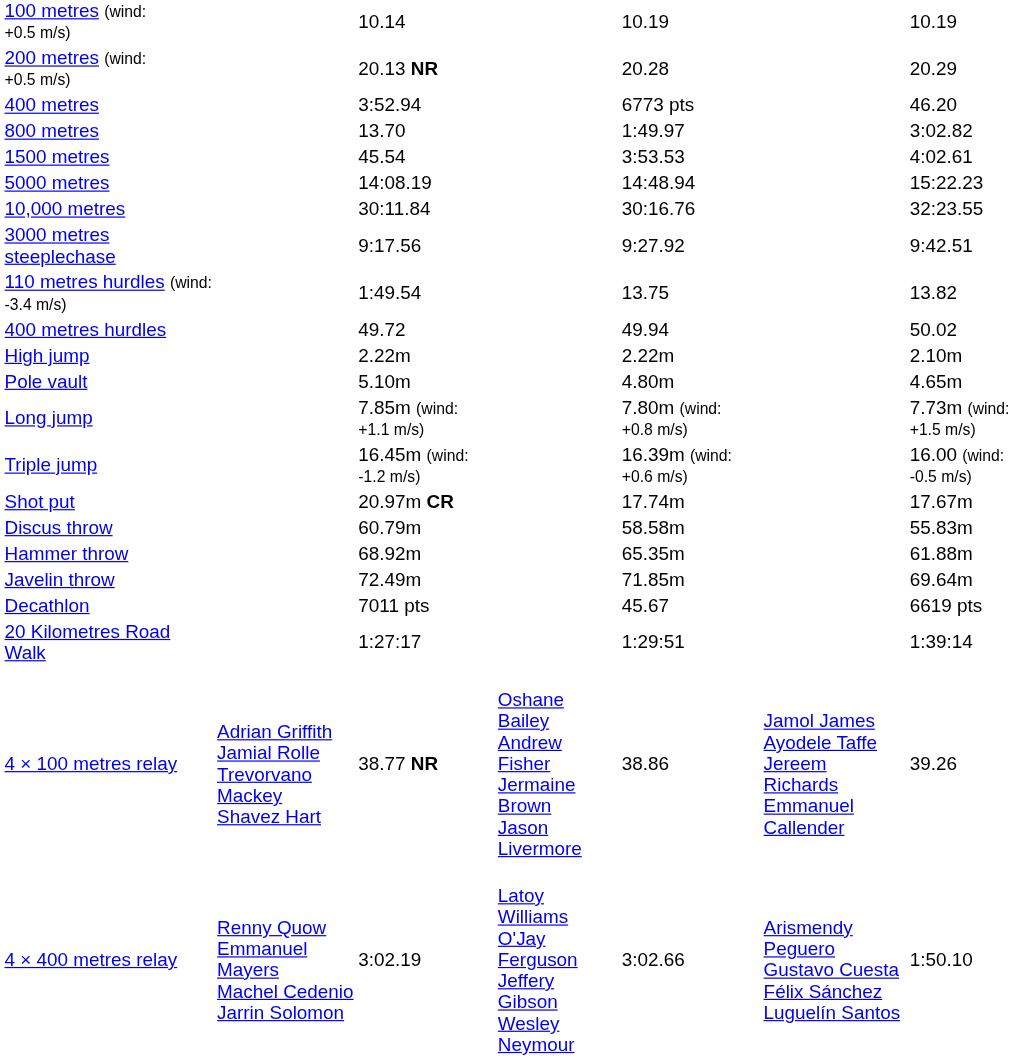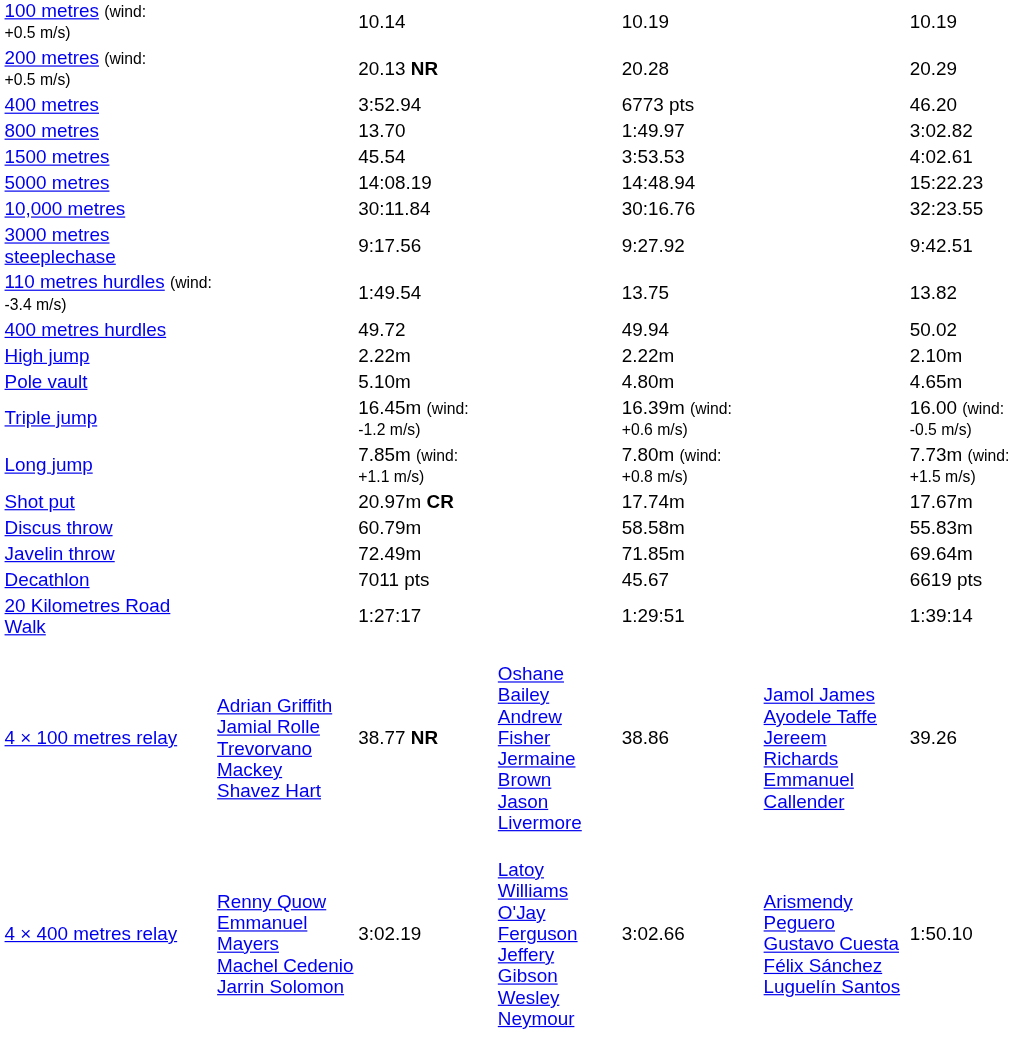rows swapped: (49, 418) <-> (51, 465)
- row: (66, 553)
